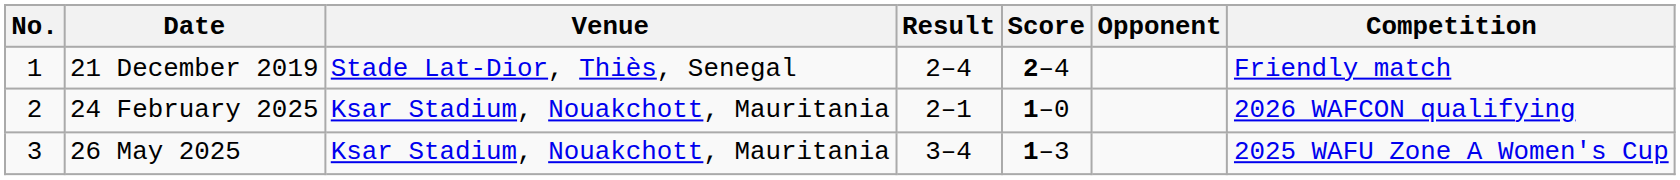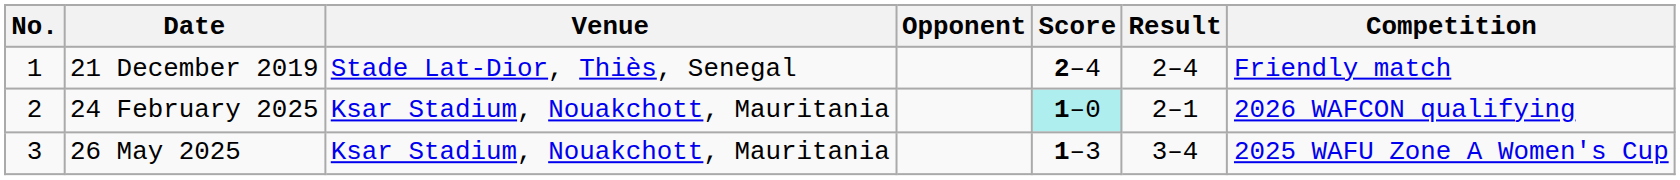columns swapped: (1160, 26) <-> (949, 26)
(1046, 110) no background -> (1077, 110) paleturquoise background
